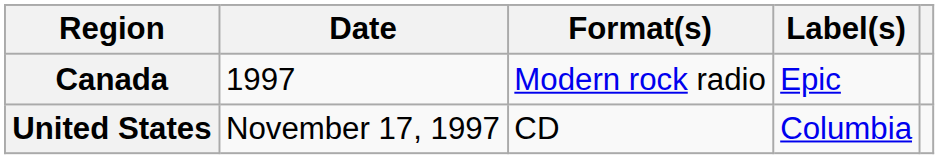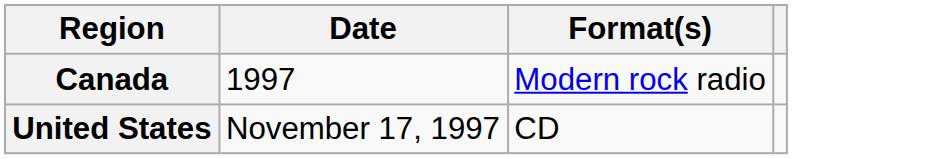- column: (846, 29)
